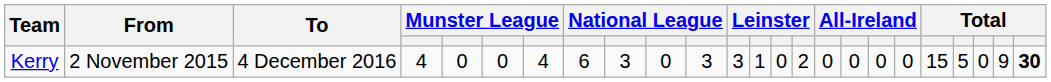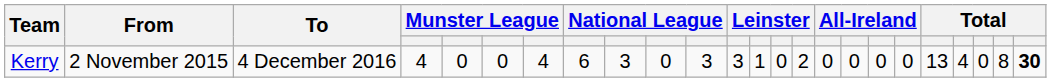(937, 61) 15 -> (937, 61) 13
(963, 61) 5 -> (963, 61) 4
(1004, 61) 9 -> (1004, 61) 8
